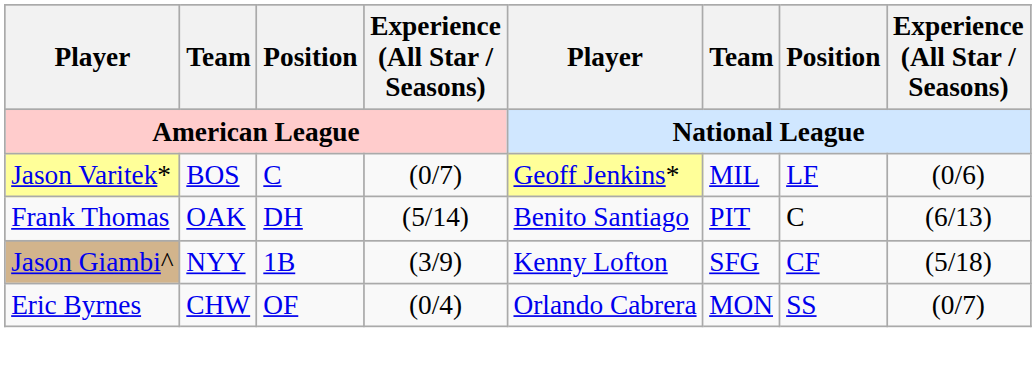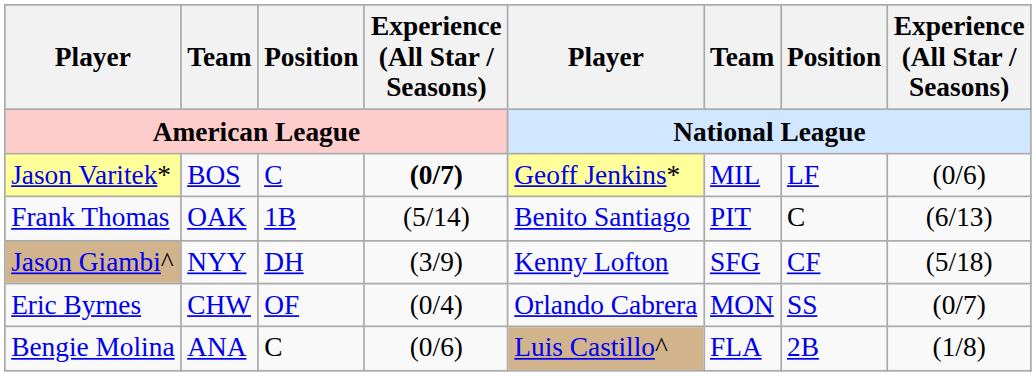(436, 174) normal -> (436, 174) bold
(283, 217) DH -> (280, 217) 1B
(279, 261) 1B -> (284, 261) DH
+ row: (93, 348)
